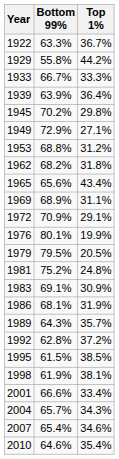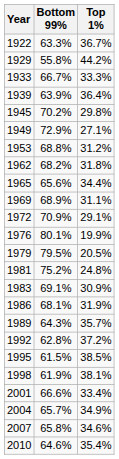(96, 183) 43.4% -> (96, 183) 34.4%
(96, 410) 34.3% -> (96, 410) 34.9%
(56, 428) 65.4% -> (56, 428) 65.8%
